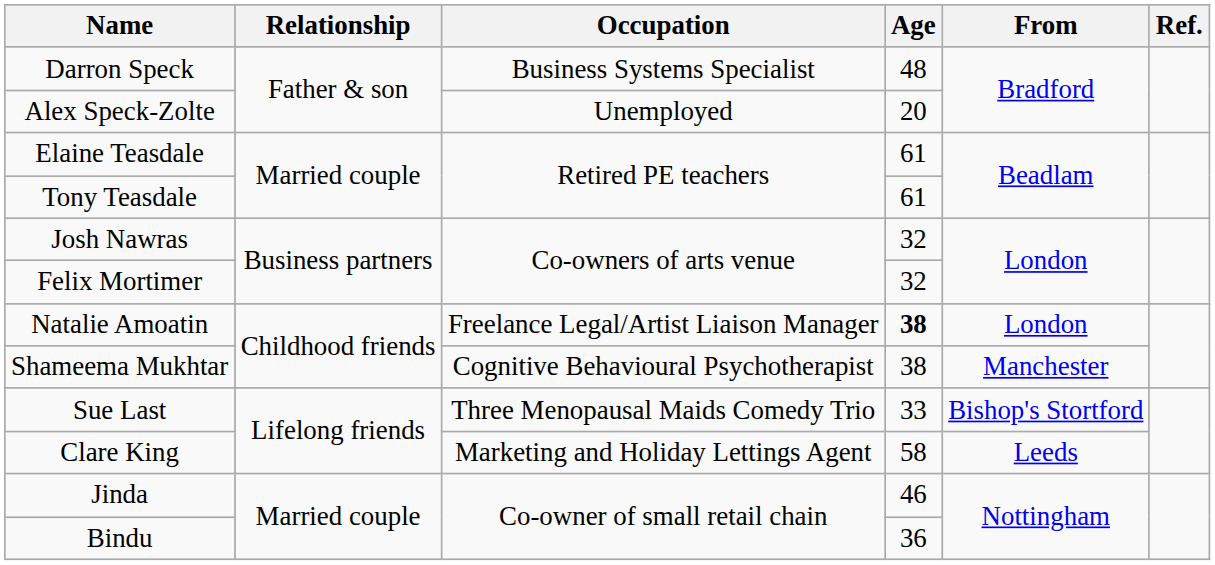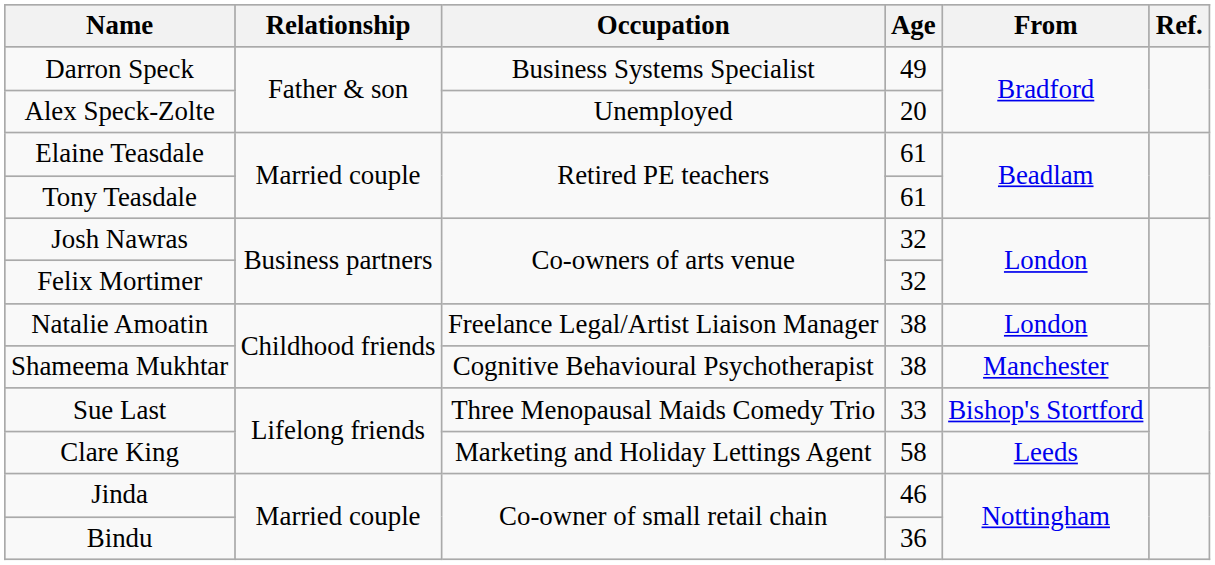(913, 68) 48 -> (913, 68) 49
(913, 324) bold -> (913, 324) normal
